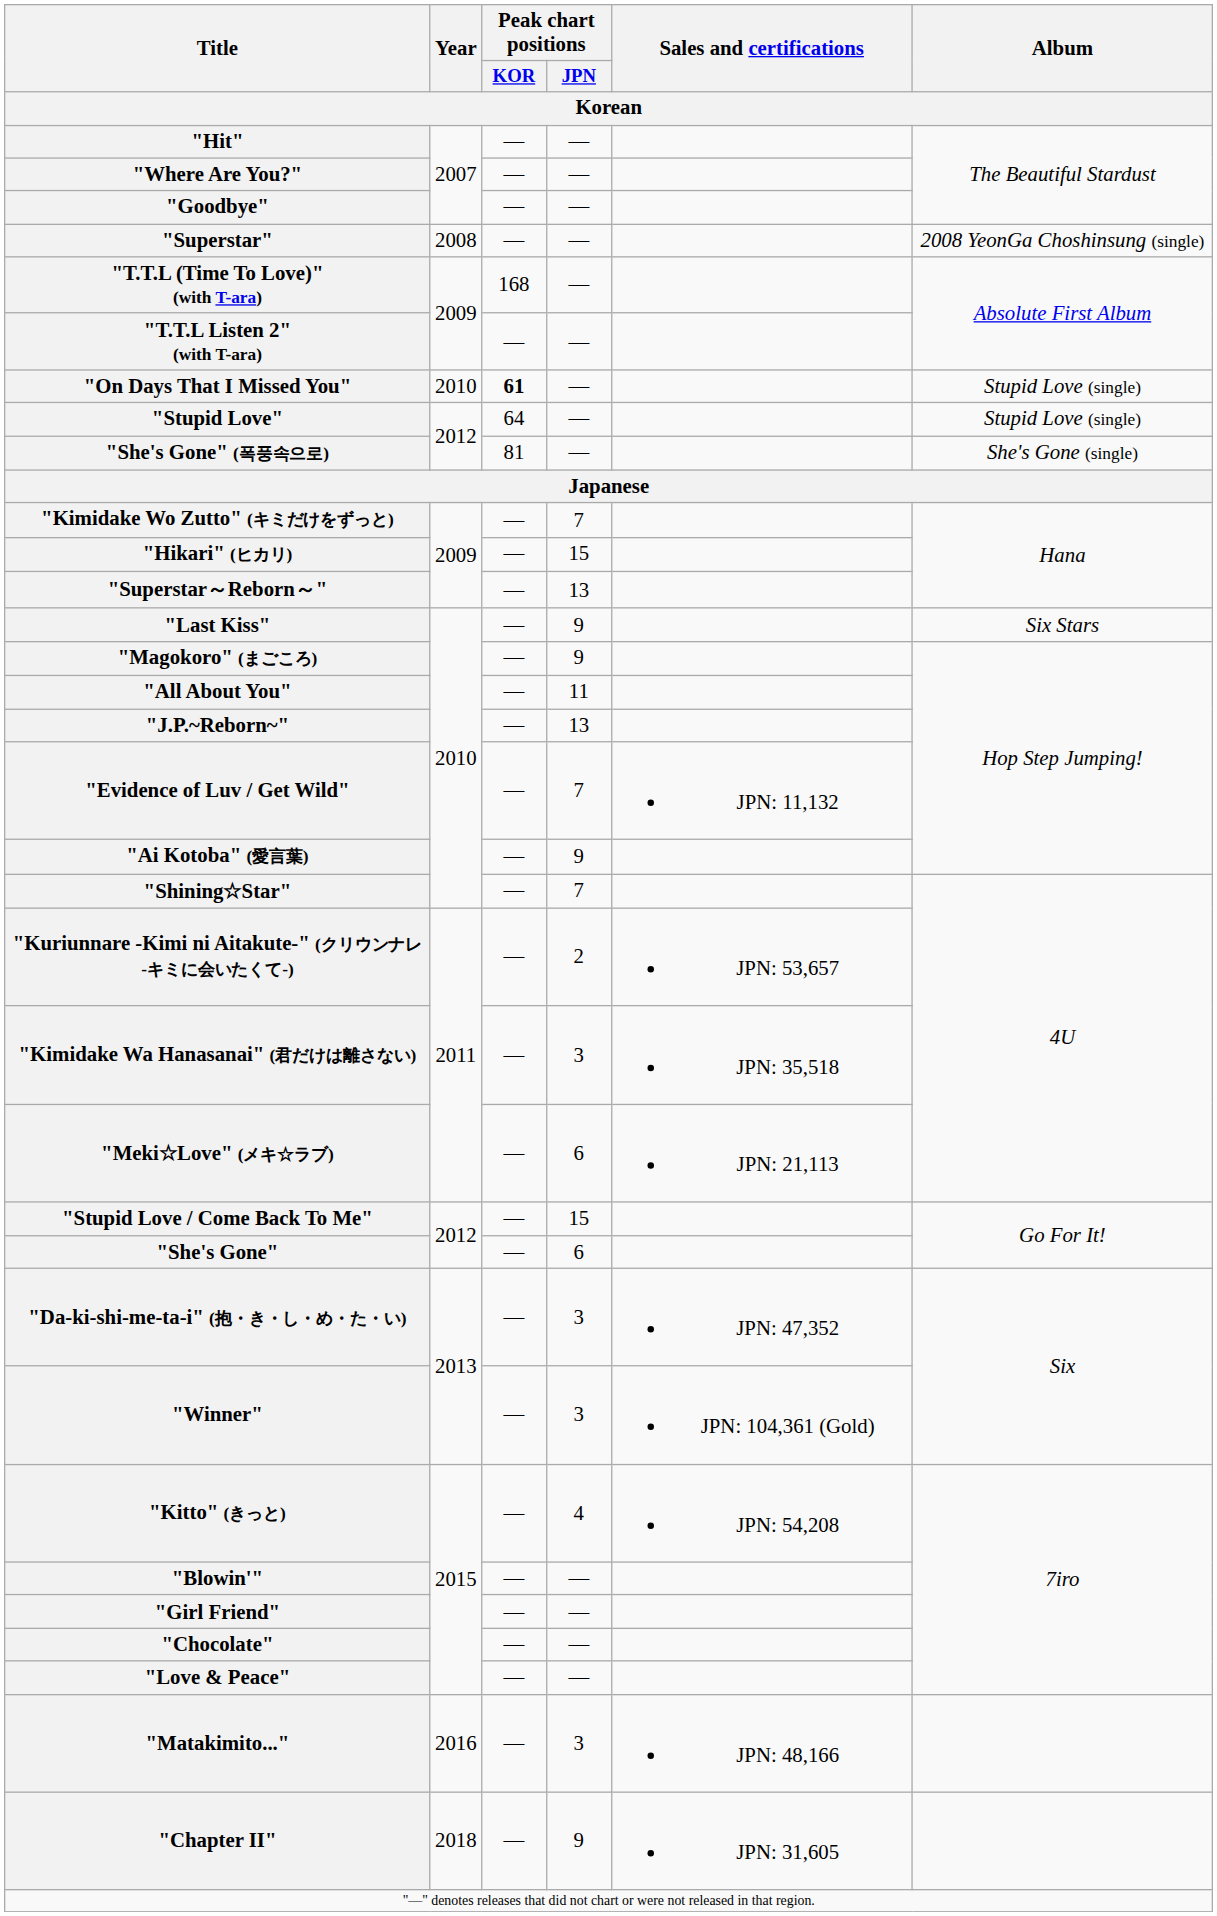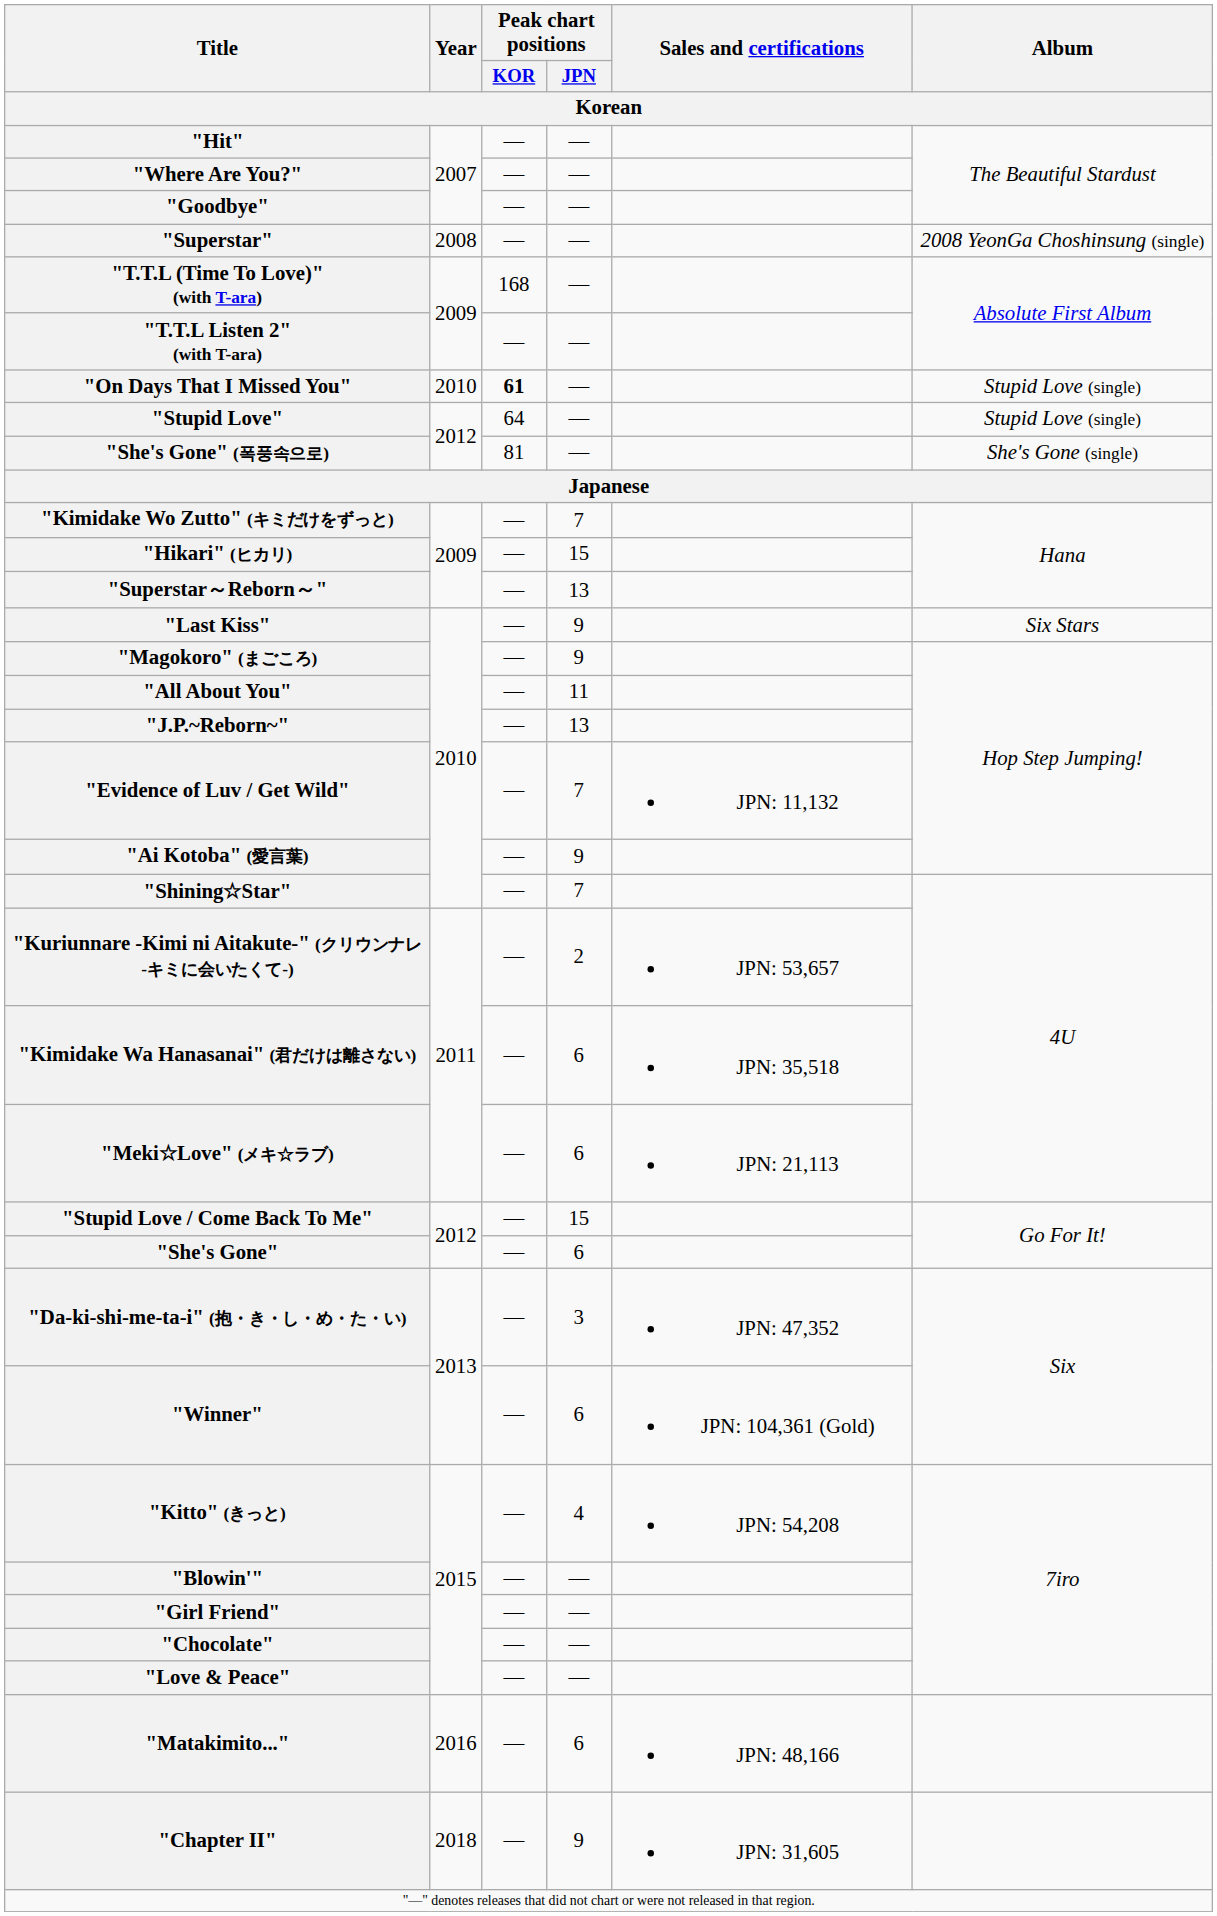(579, 1054) 3 -> (579, 1054) 6
(579, 1414) 3 -> (579, 1414) 6
(579, 1742) 3 -> (579, 1742) 6
